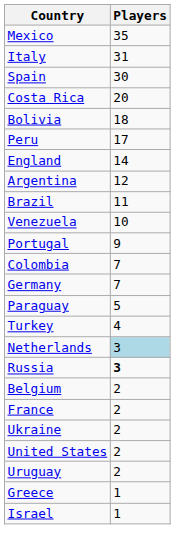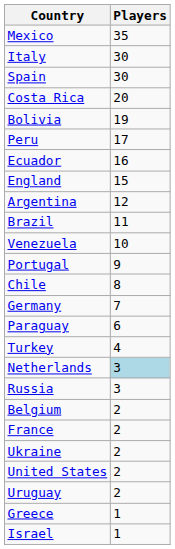(121, 56) 31 -> (121, 56) 30
(121, 119) 18 -> (121, 119) 19
+ row: (34, 160)
(121, 160) 14 -> (121, 181) 15
+ row: (27, 285)
- row: (38, 264)
(117, 306) 5 -> (117, 326) 6
(117, 368) bold -> (117, 389) normal
